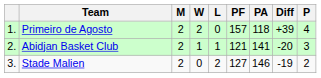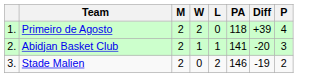- column: (238, 13)
